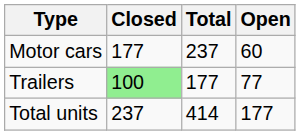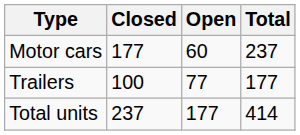columns swapped: (266, 20) <-> (209, 20)
(128, 82) lightgreen background -> (128, 82) no background
